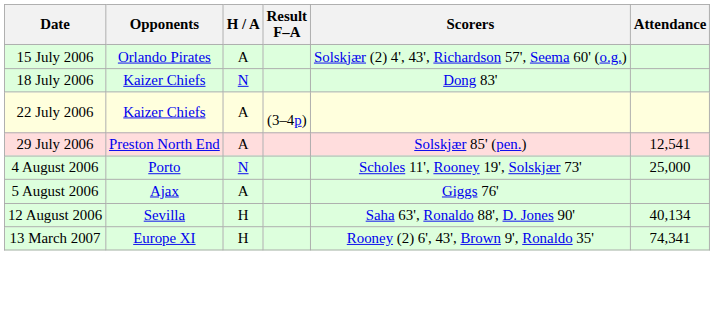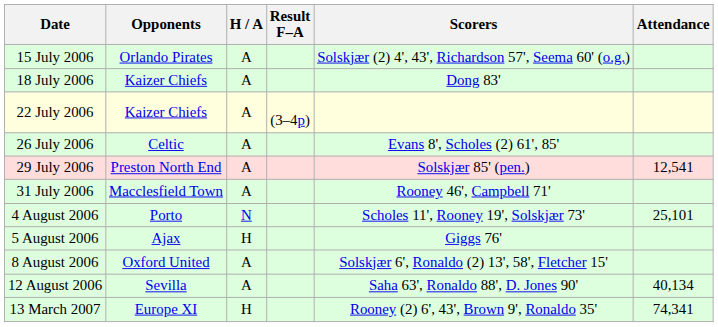(243, 80) N -> (246, 80) A
+ row: (55, 144)
+ row: (55, 191)
(670, 167) 25,000 -> (673, 214) 25,101
(243, 191) A -> (246, 238) H
+ row: (55, 262)
(243, 214) H -> (246, 285) A
